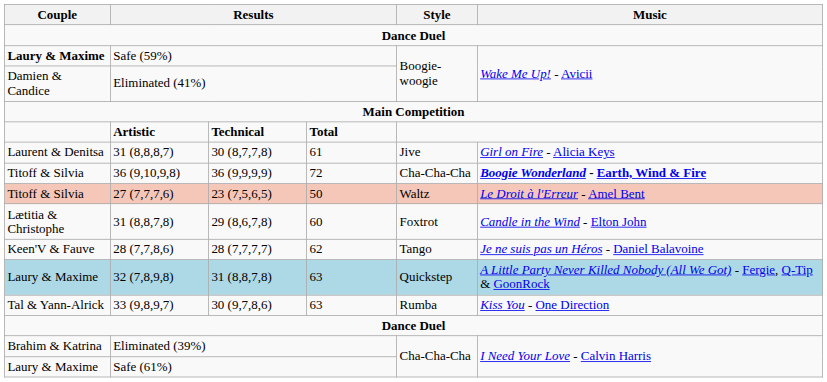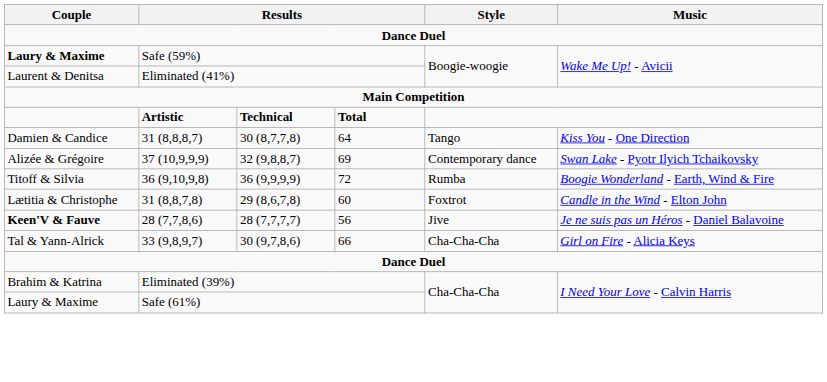(35, 83) Damien & Candice -> (56, 76) Laurent & Denitsa
(56, 152) Laurent & Denitsa -> (57, 138) Damien & Candice
(316, 152) 61 -> (345, 138) 64
(410, 152) Jive -> (444, 138) Tango
(547, 152) Girl on Fire - Alicia Keys -> (625, 138) Kiss You - One Direction
+ row: (175, 158)
(435, 173) Cha-Cha-Cha -> (447, 179) Rumba
(593, 173) bold -> (667, 179) normal
- row: (143, 193)
(51, 249) normal -> (54, 220) bold
(316, 249) 62 -> (345, 220) 56
(416, 249) Tango -> (439, 220) Jive
- row: (143, 277)
(316, 305) 63 -> (345, 240) 66
(418, 305) Rumba -> (464, 240) Cha-Cha-Cha
(545, 305) Kiss You - One Direction -> (628, 240) Girl on Fire - Alicia Keys
